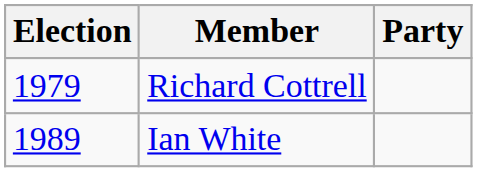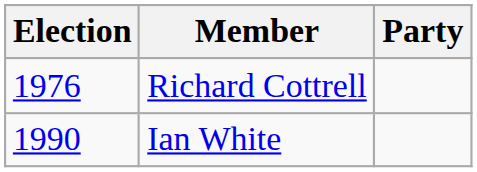(47, 85) 1979 -> (47, 85) 1976
(47, 138) 1989 -> (47, 138) 1990
